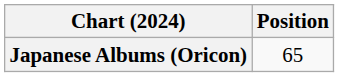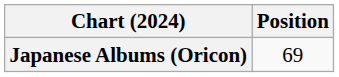(293, 54) 65 -> (293, 54) 69
